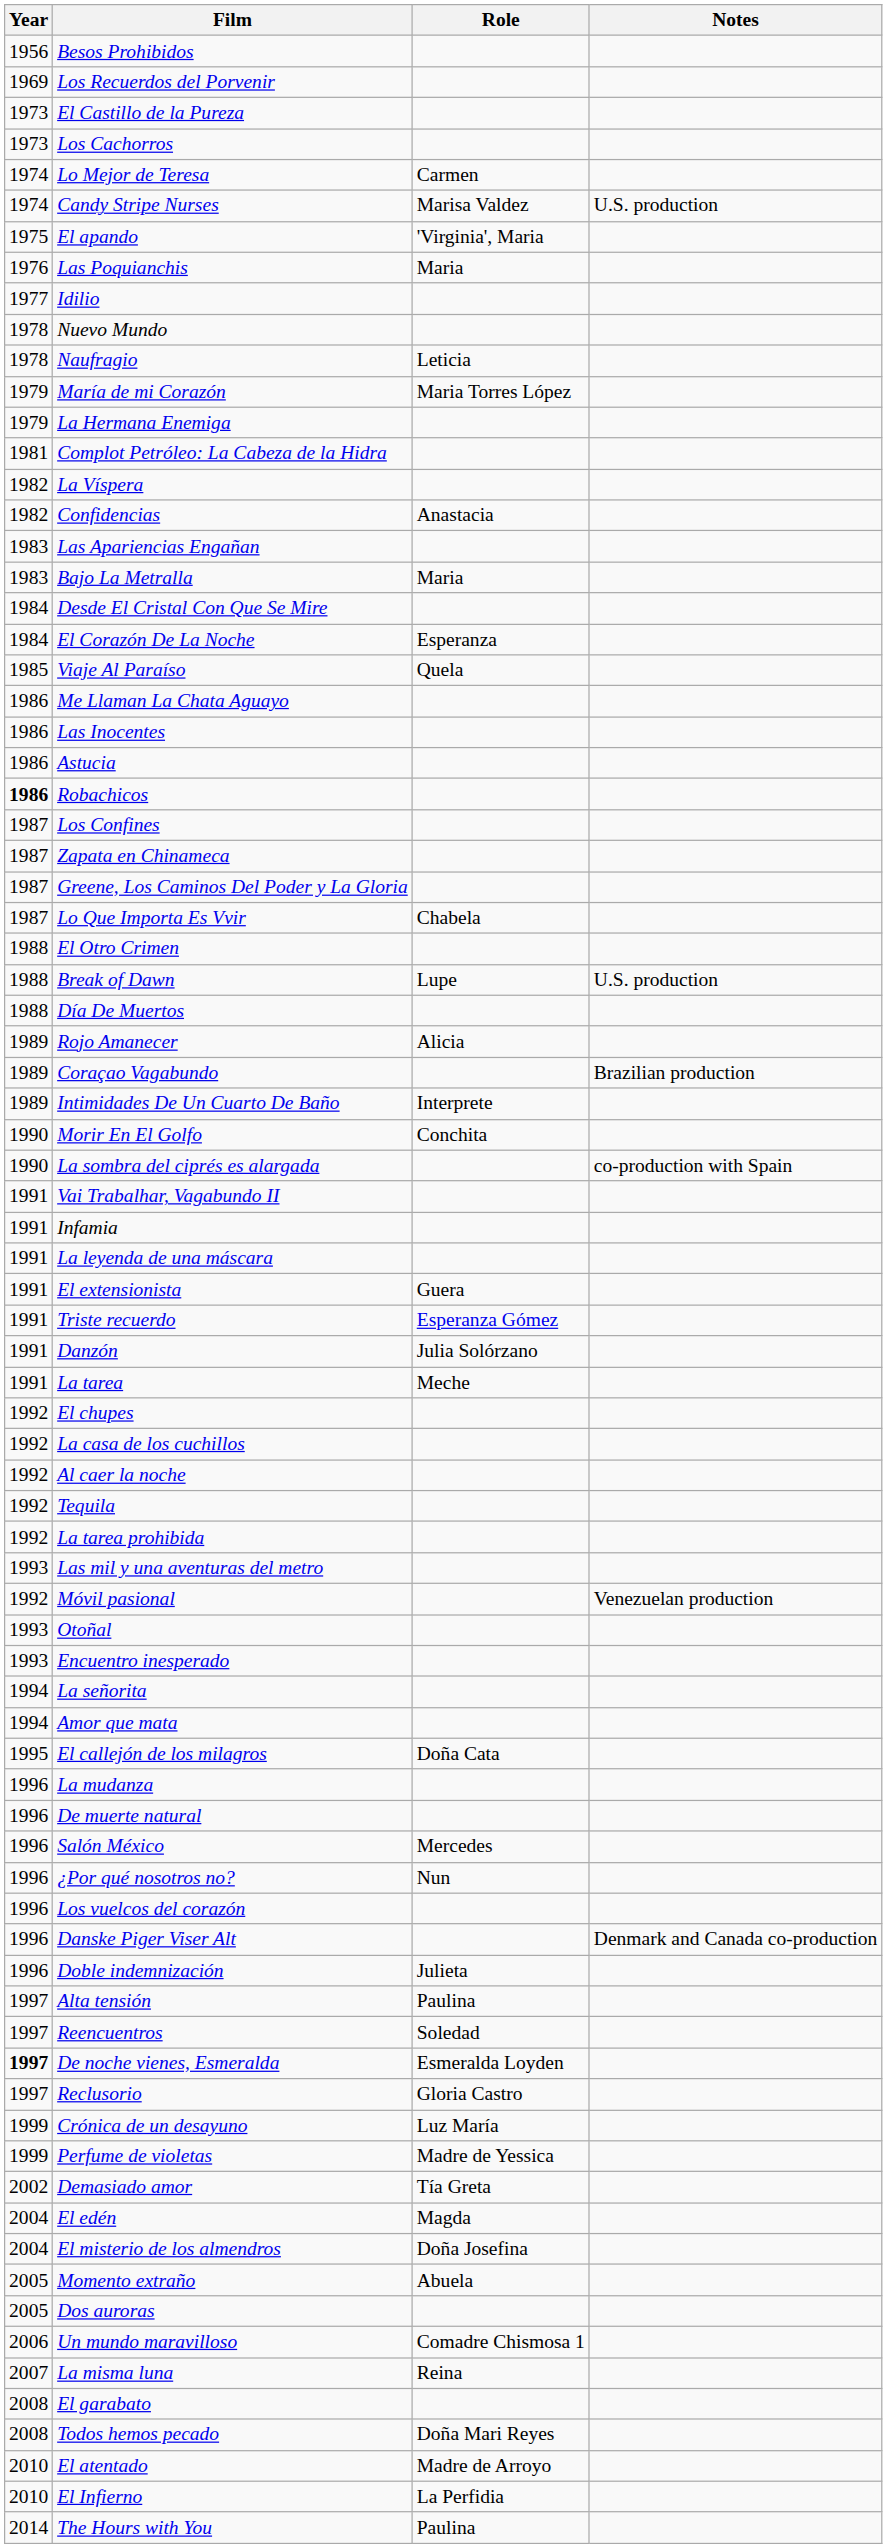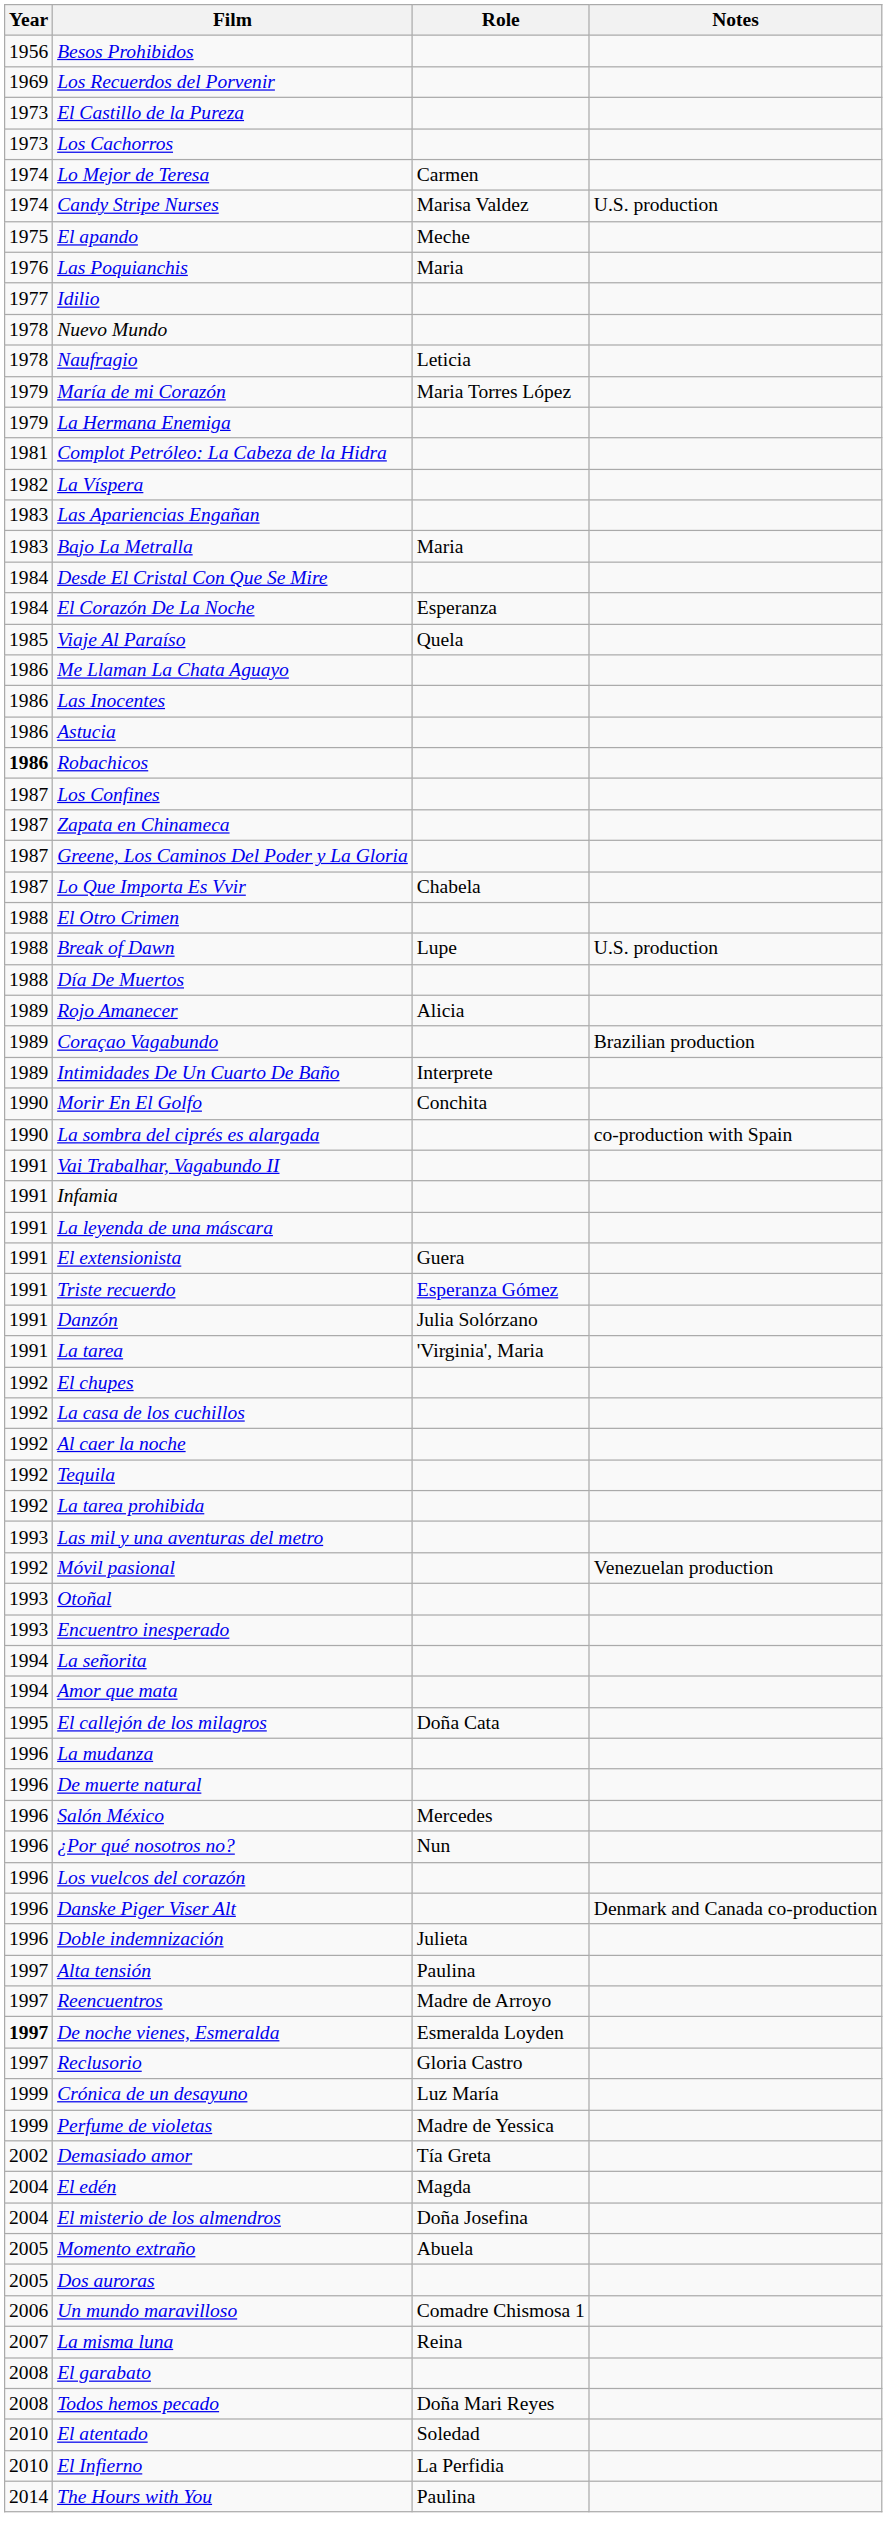(480, 236) 'Virginia', Maria -> (443, 236) Meche
- row: (109, 515)
(443, 1382) Meche -> (480, 1351) 'Virginia', Maria
(448, 2032) Soledad -> (484, 2001) Madre de Arroyo
(484, 2465) Madre de Arroyo -> (448, 2434) Soledad
